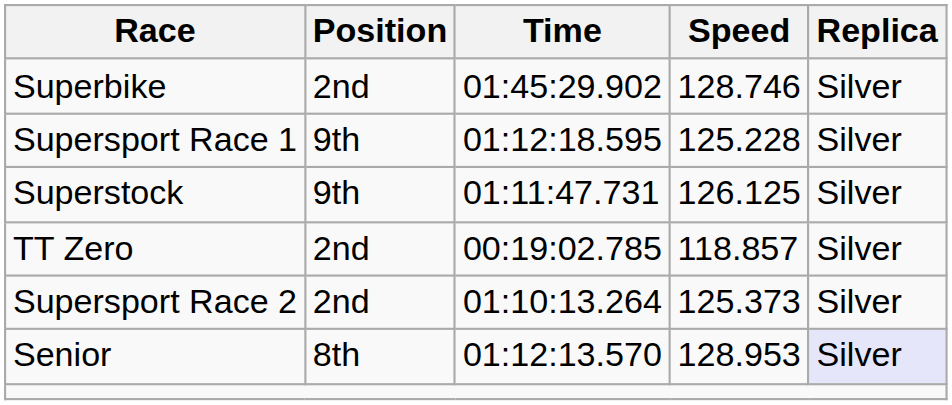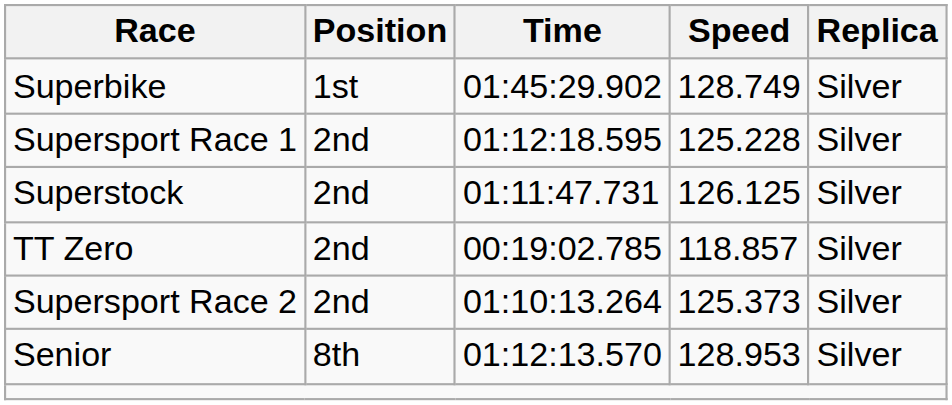(341, 85) 2nd -> (336, 85) 1st
(739, 85) 128.746 -> (739, 85) 128.749
(336, 139) 9th -> (341, 139) 2nd
(336, 193) 9th -> (341, 193) 2nd
(859, 355) lavender background -> (859, 355) no background
